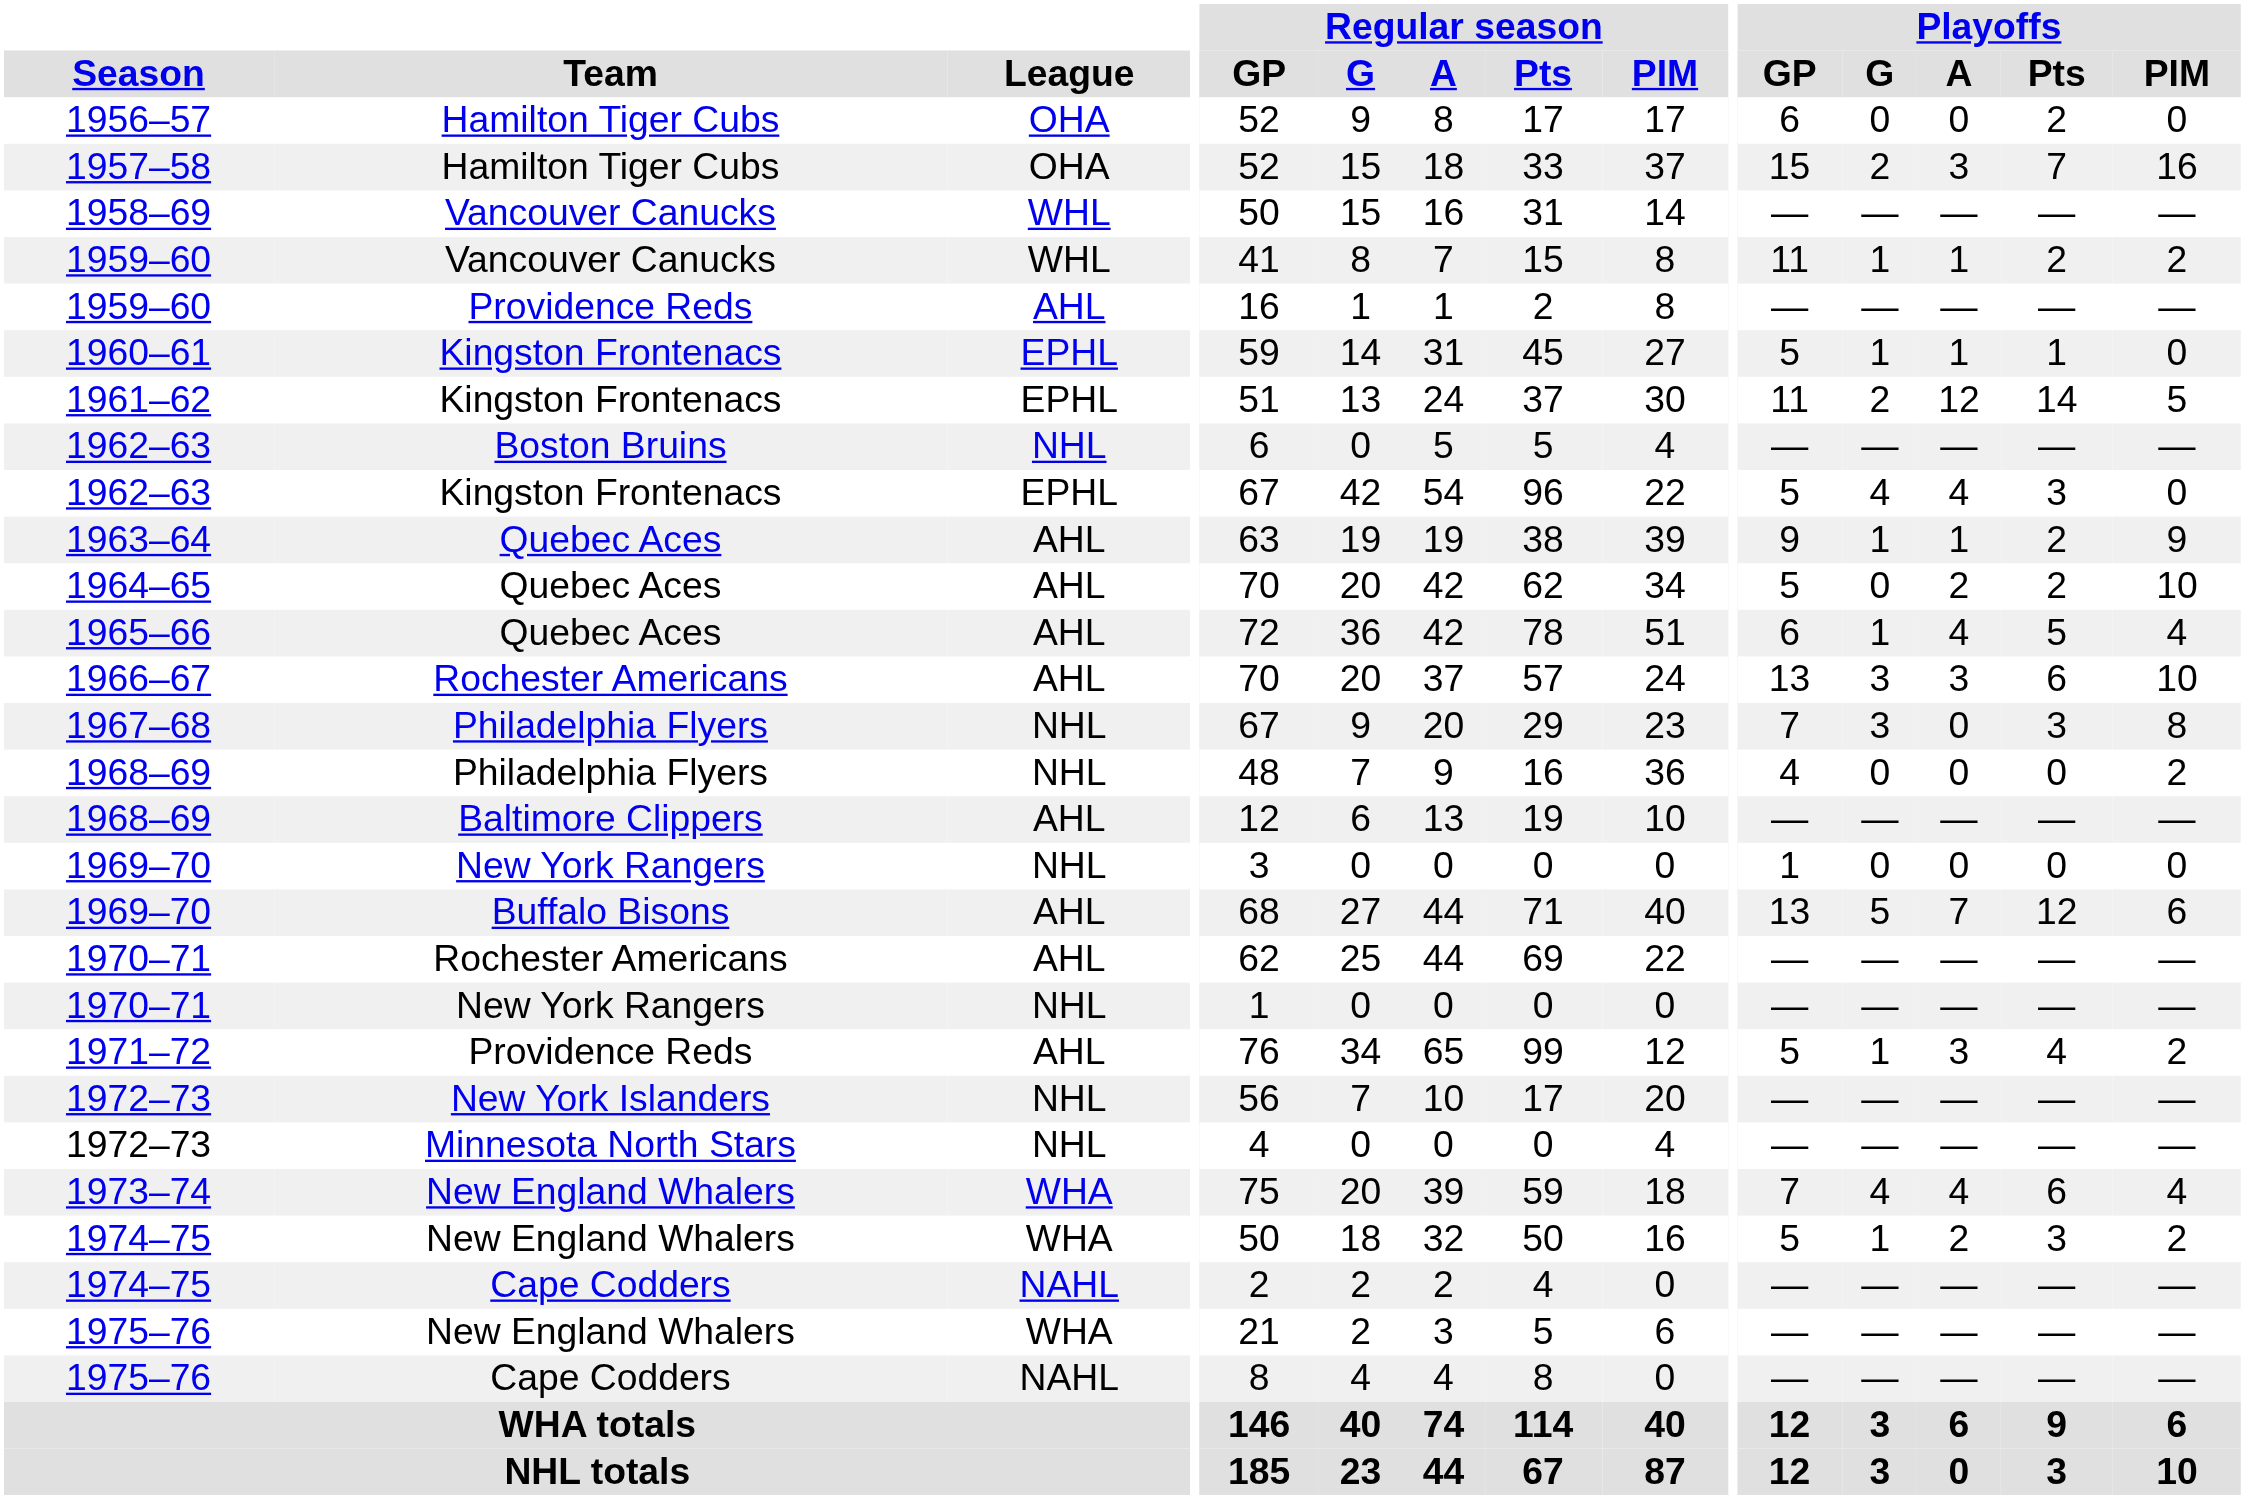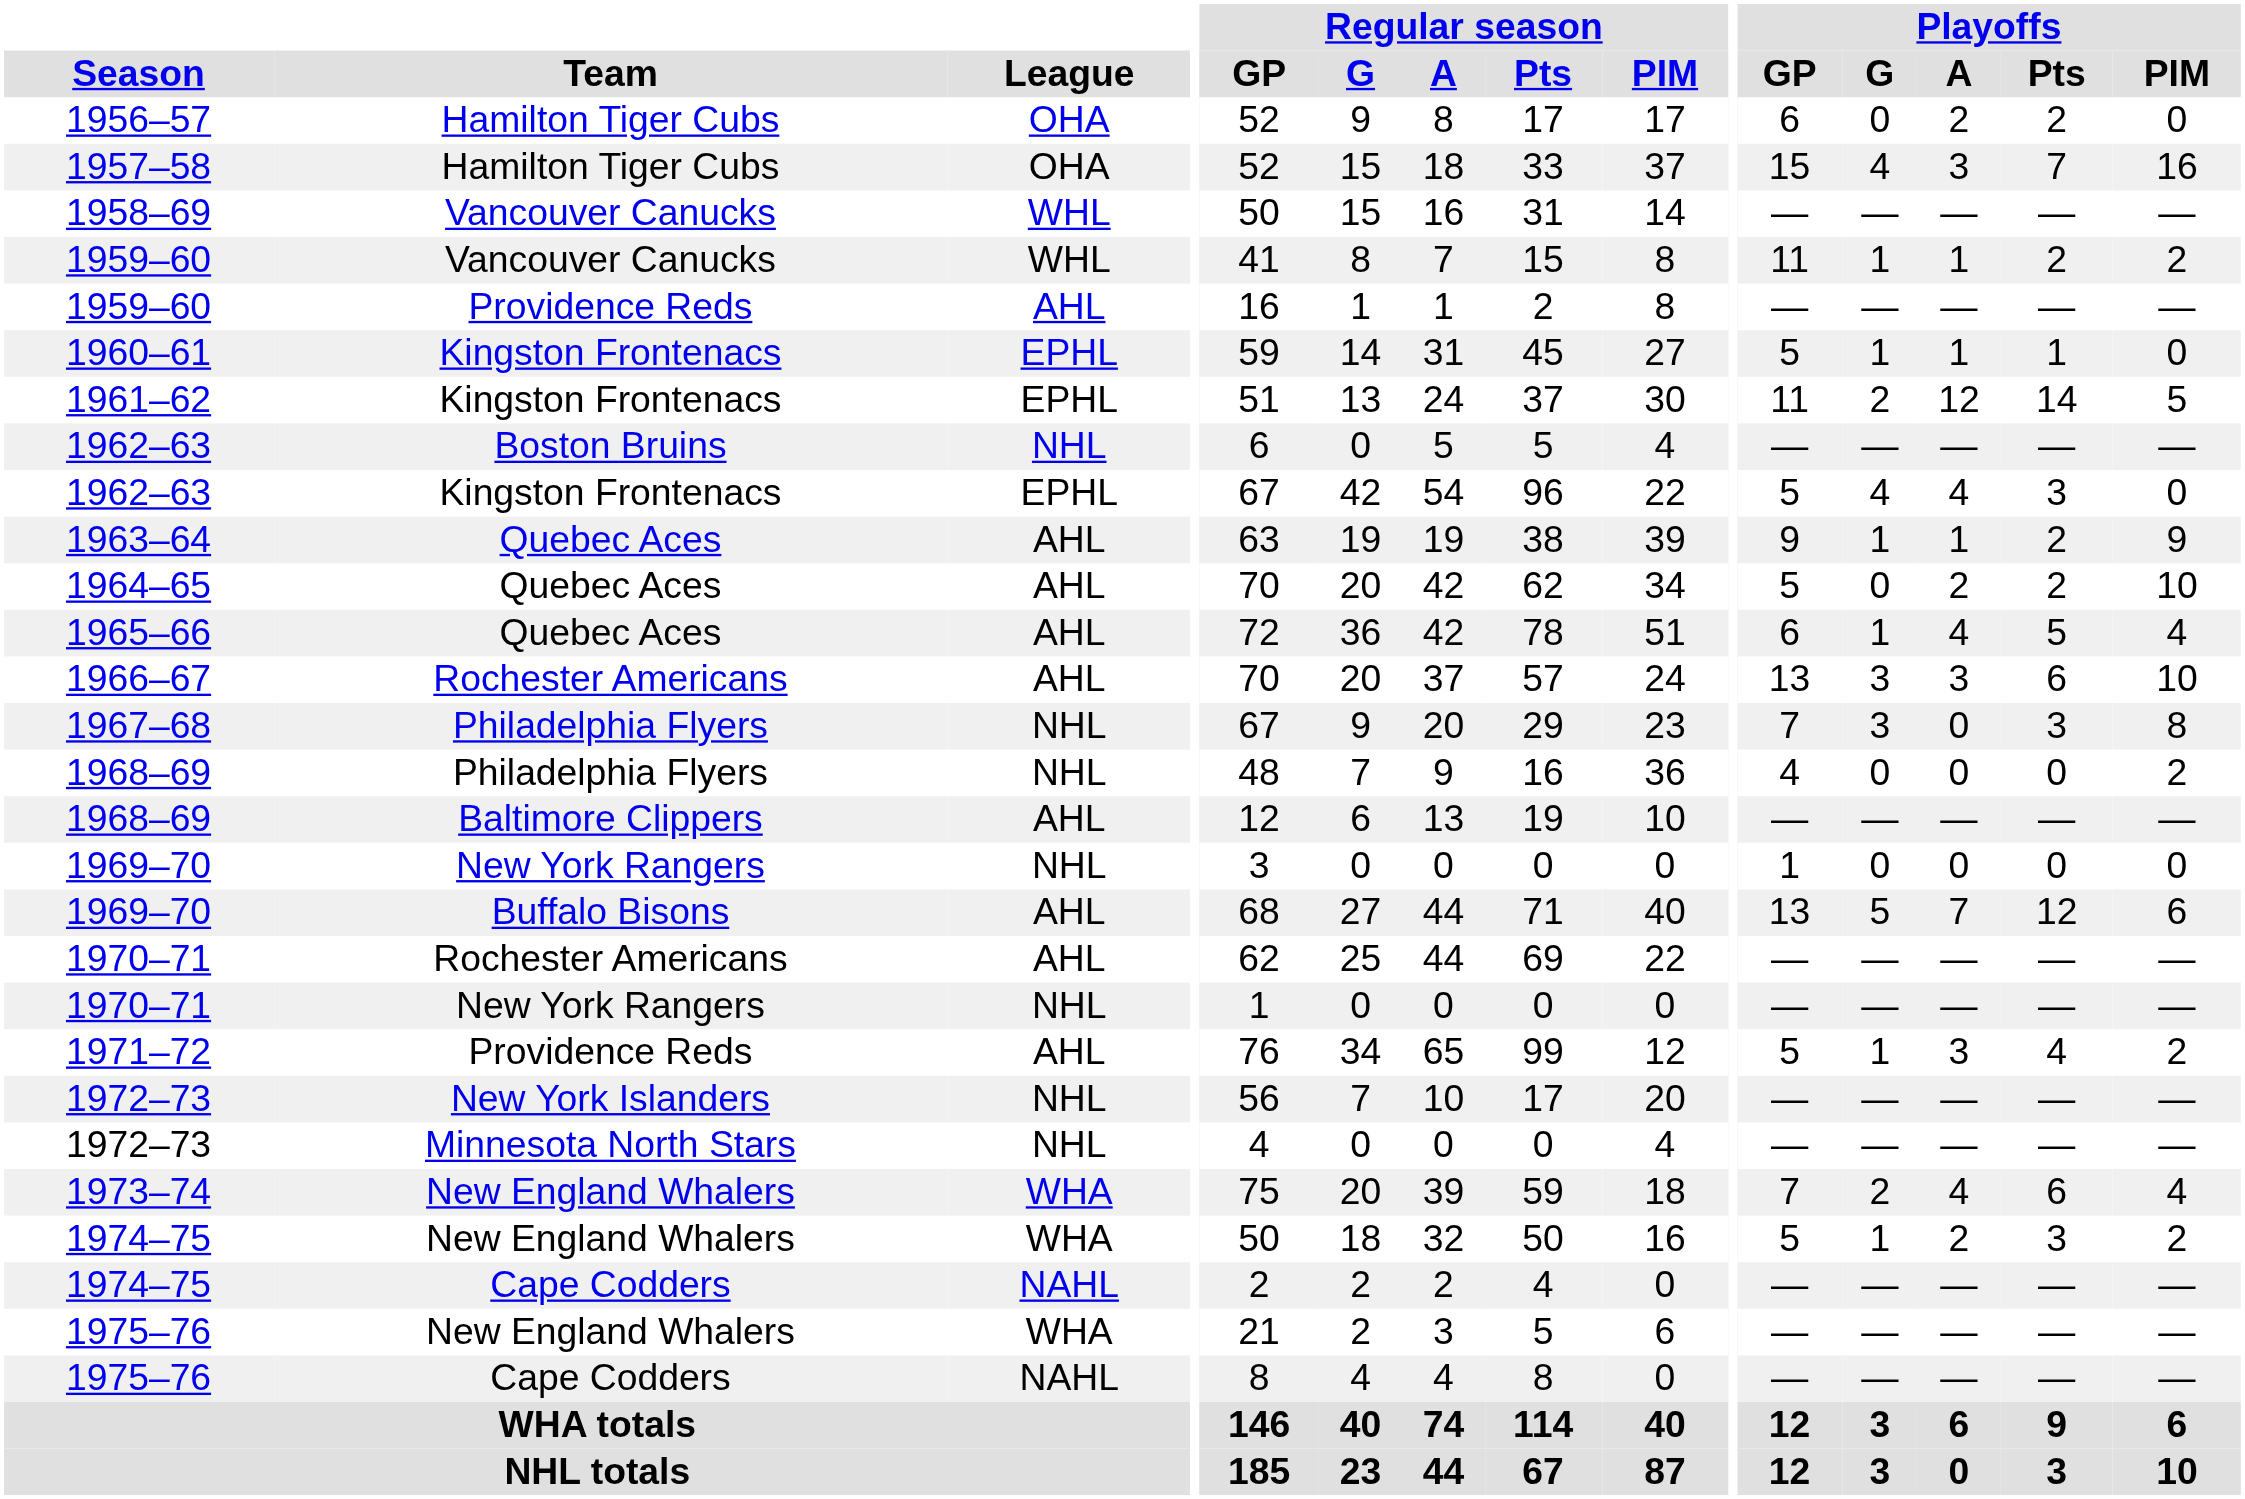(1959, 119) 0 -> (1959, 119) 2
(1880, 166) 2 -> (1880, 166) 4
(1880, 1191) 4 -> (1880, 1191) 2
